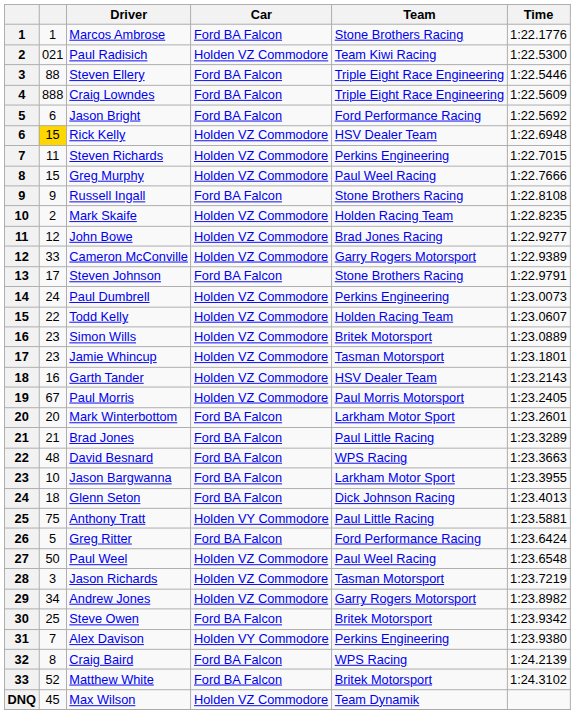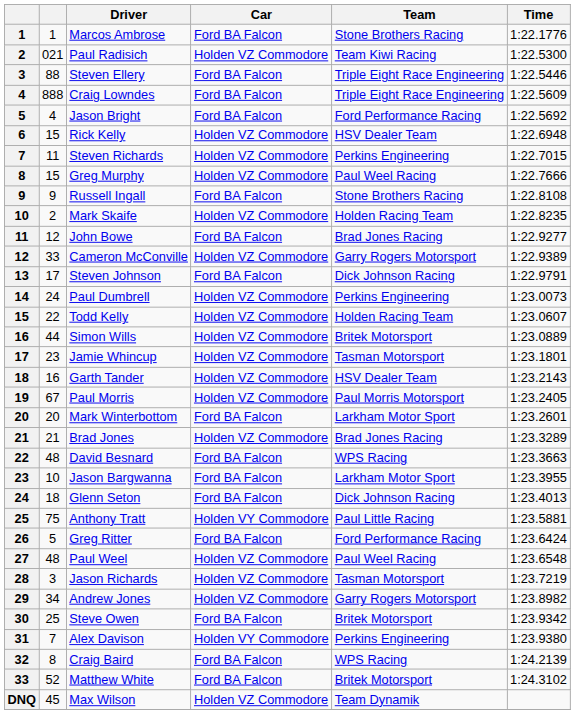(53, 115) 6 -> (53, 115) 4
(53, 135) gold background -> (53, 135) no background
(261, 236) Holden VZ Commodore -> (238, 236) Ford BA Falcon
(399, 276) Stone Brothers Racing -> (395, 276) Dick Johnson Racing
(53, 337) 23 -> (53, 337) 44
(238, 437) Ford BA Falcon -> (261, 437) Holden VZ Commodore
(384, 437) Paul Little Racing -> (389, 437) Brad Jones Racing
(53, 558) 50 -> (53, 558) 48
